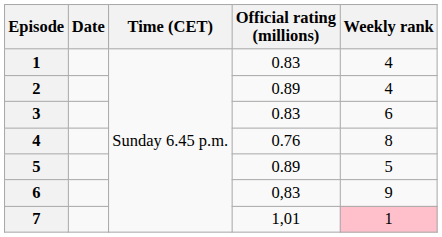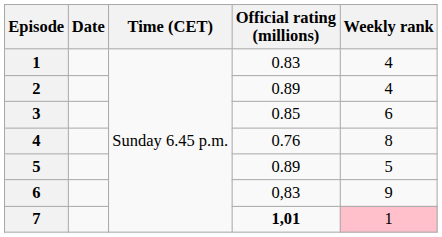(286, 114) 0.83 -> (286, 114) 0.85
(286, 219) normal -> (286, 219) bold
